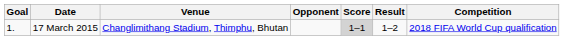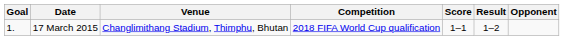columns swapped: (316, 12) <-> (483, 12)
(357, 27) lightgrey background -> (458, 27) no background
